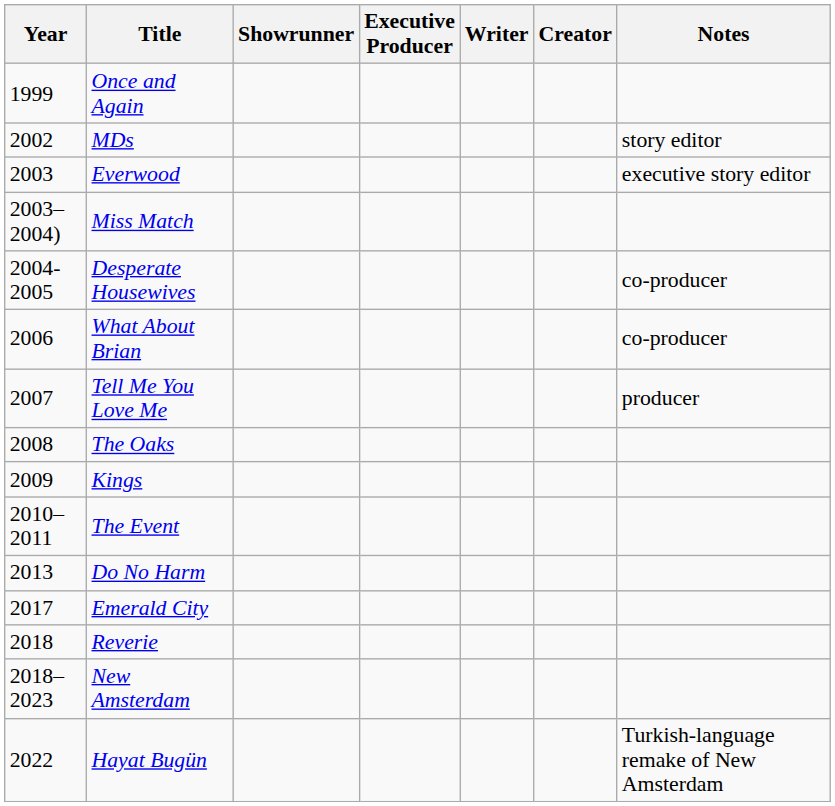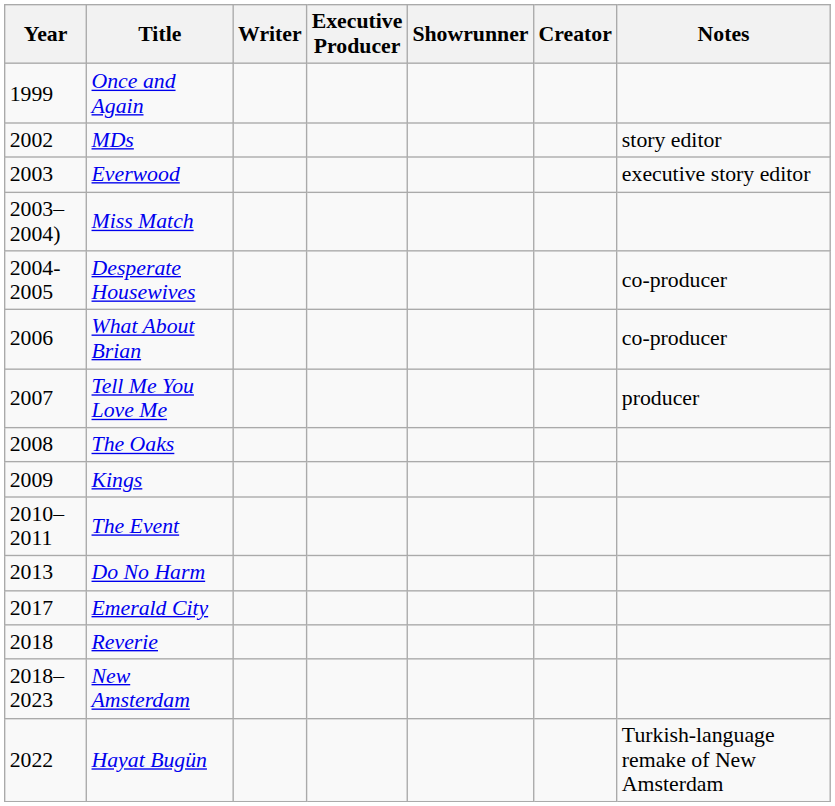columns swapped: (497, 33) <-> (296, 33)
